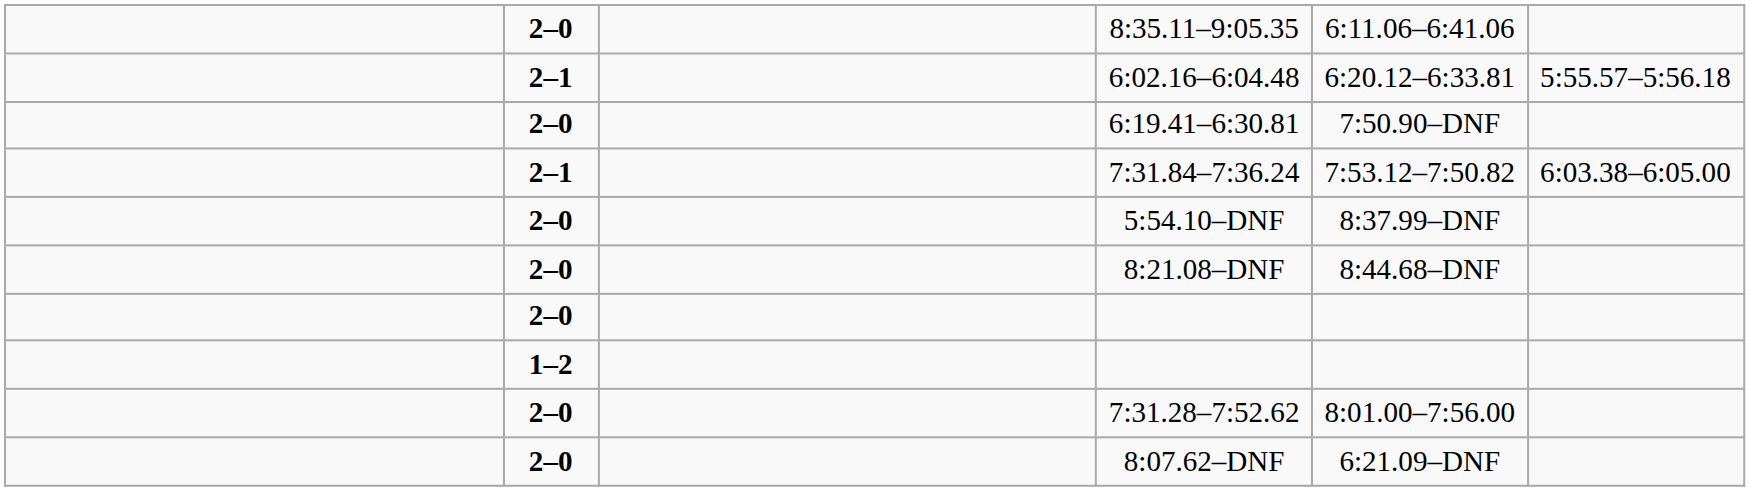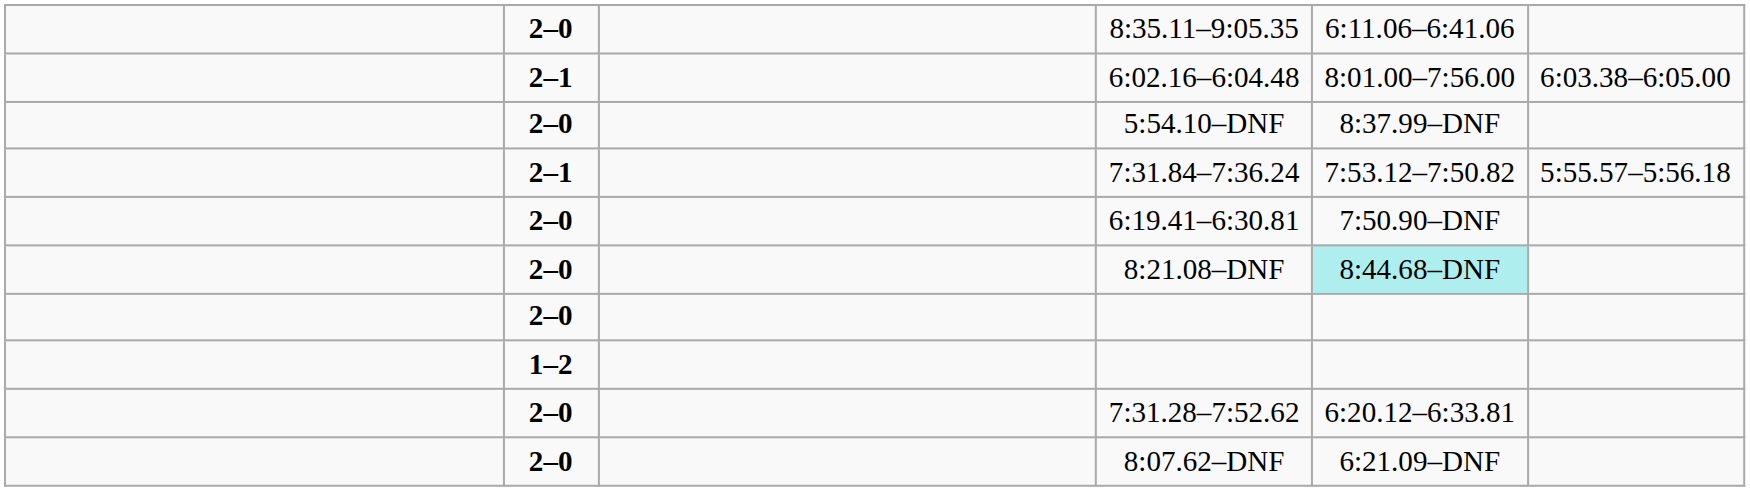(1420, 76) 6:20.12–6:33.81 -> (1420, 76) 8:01.00–7:56.00
(1635, 76) 5:55.57–5:56.18 -> (1635, 76) 6:03.38–6:05.00
rows swapped: (551, 220) <-> (551, 124)
(1635, 172) 6:03.38–6:05.00 -> (1635, 172) 5:55.57–5:56.18
(1420, 268) no background -> (1420, 268) paleturquoise background
(1420, 412) 8:01.00–7:56.00 -> (1420, 412) 6:20.12–6:33.81
